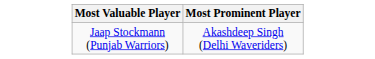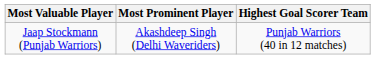+ column: (303, 13)
